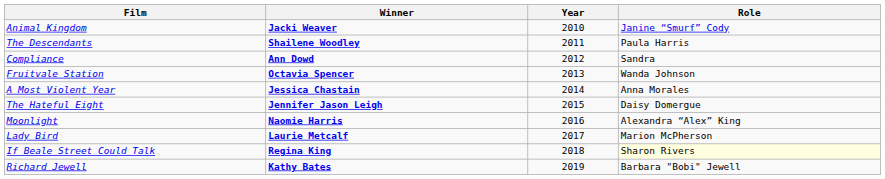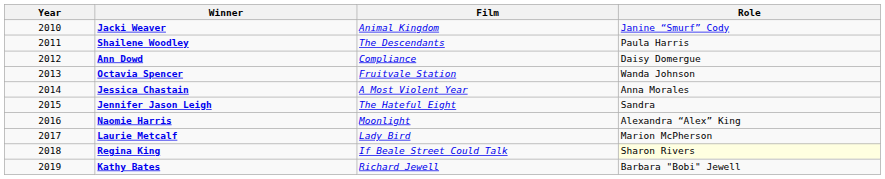columns swapped: (573, 12) <-> (135, 12)
(638, 58) Sandra -> (661, 58) Daisy Domergue
(661, 105) Daisy Domergue -> (638, 105) Sandra
